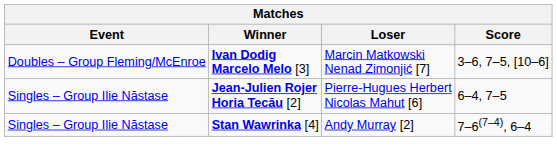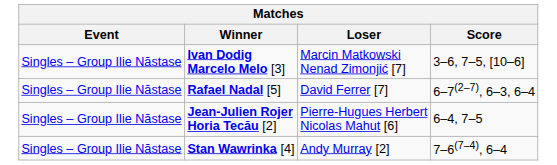(107, 61) Doubles – Group Fleming/McEnroe -> (102, 61) Singles – Group Ilie Năstase
+ row: (234, 90)
